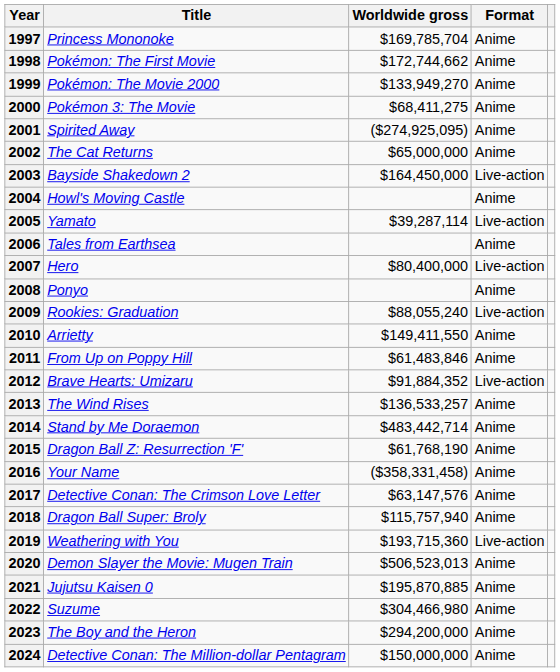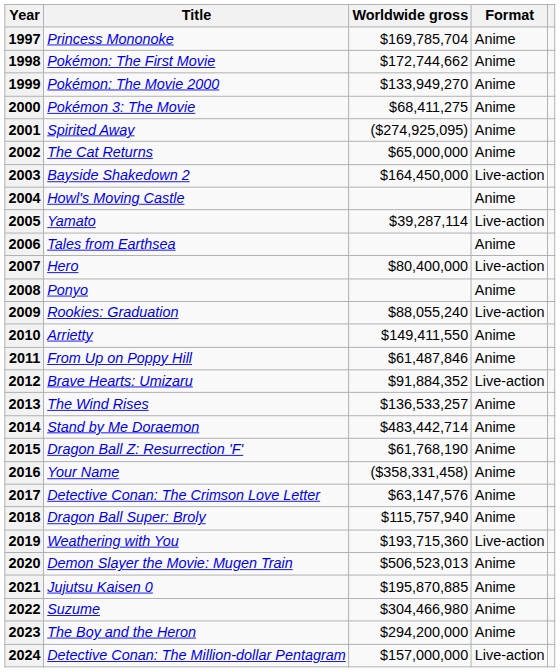(428, 358) $61,483,846 -> (428, 358) $61,487,846
(424, 655) $150,000,000 -> (424, 655) $157,000,000
(495, 655) Anime -> (510, 655) Live-action
